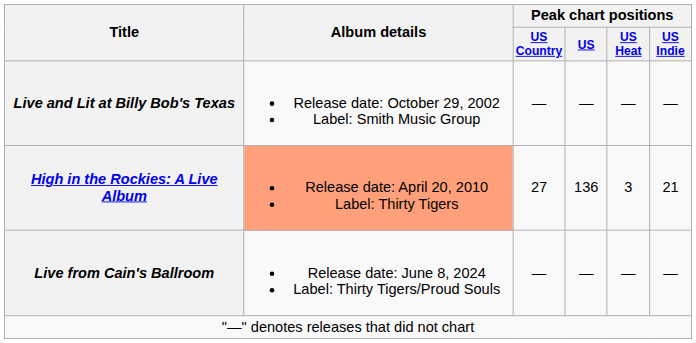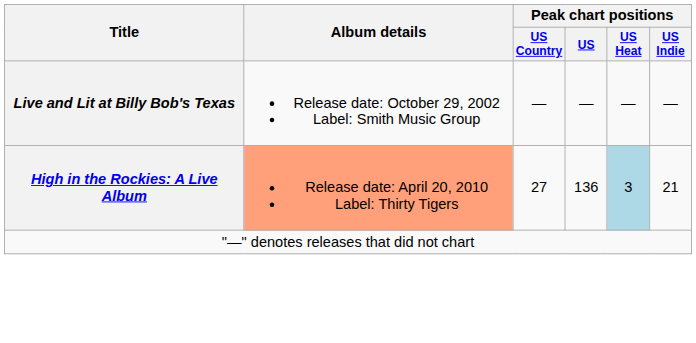(628, 188) no background -> (628, 188) lightblue background
- row: (124, 273)
